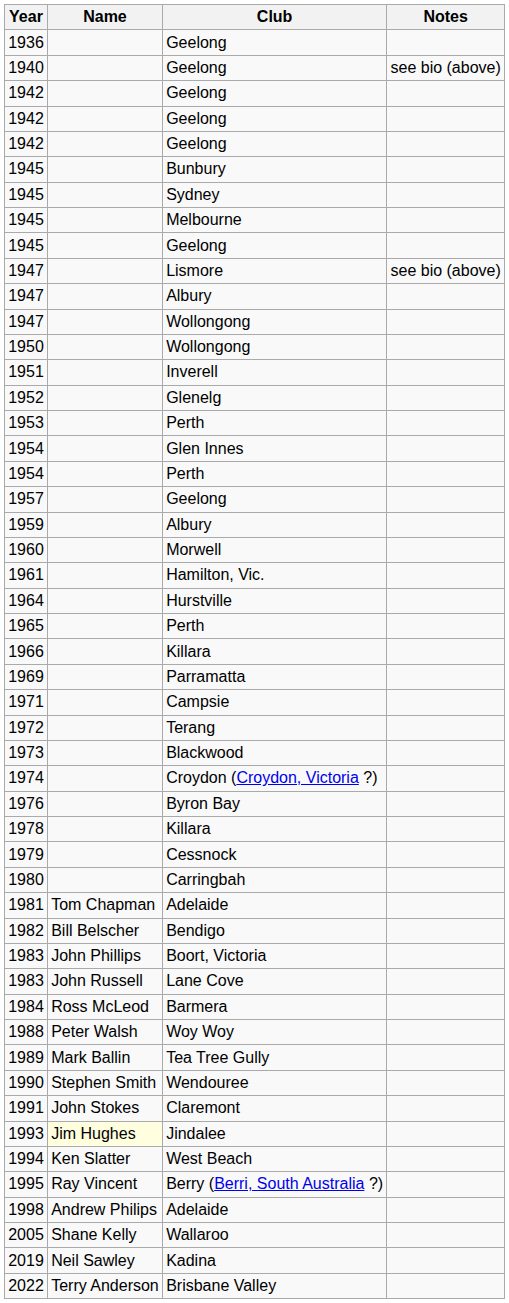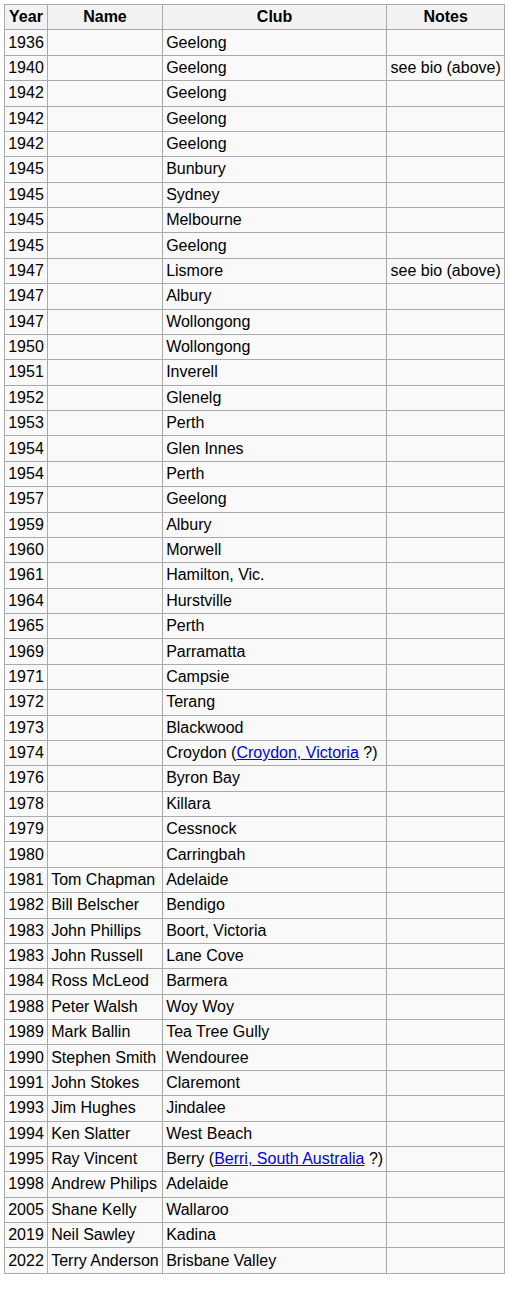- row: (26, 651)
(93, 1133) lightyellow background -> (93, 1108) no background
